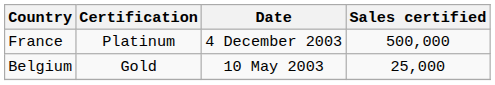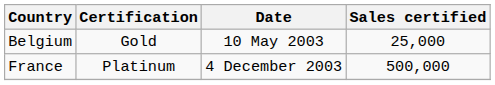rows swapped: (40, 67) <-> (36, 42)
